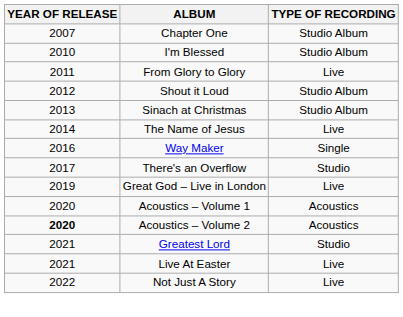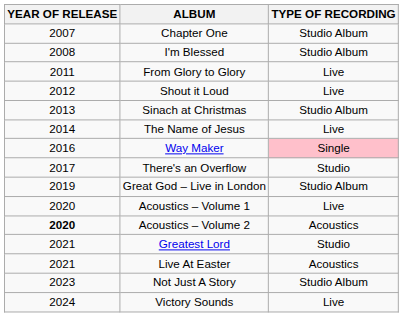(62, 52) 2010 -> (62, 52) 2008
(334, 91) Studio Album -> (334, 91) Live
(334, 148) no background -> (334, 148) pink background
(334, 187) Live -> (334, 187) Studio Album
(334, 206) Acoustics -> (334, 206) Live
(334, 264) Live -> (334, 264) Acoustics
(62, 283) 2022 -> (62, 283) 2023
(334, 283) Live -> (334, 283) Studio Album
+ row: (194, 302)
